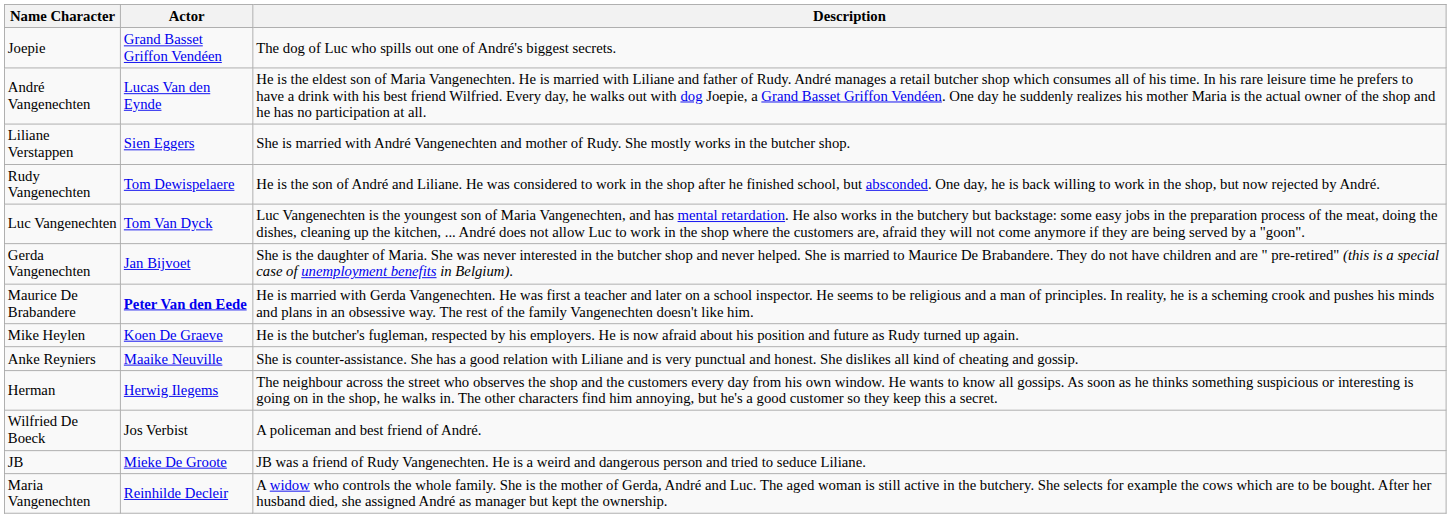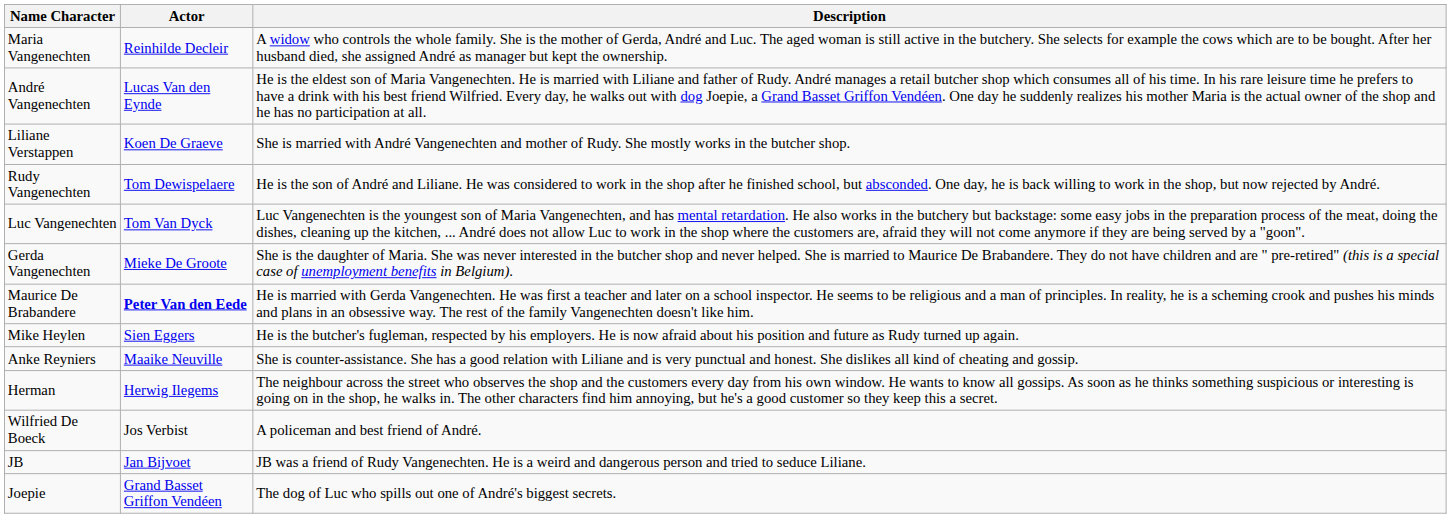rows swapped: (49, 493) <-> (27, 47)
(159, 144) Sien Eggers -> (173, 144) Koen De Graeve
(157, 263) Jan Bijvoet -> (175, 263) Mieke De Groote
(173, 335) Koen De Graeve -> (159, 335) Sien Eggers
(175, 461) Mieke De Groote -> (157, 461) Jan Bijvoet
